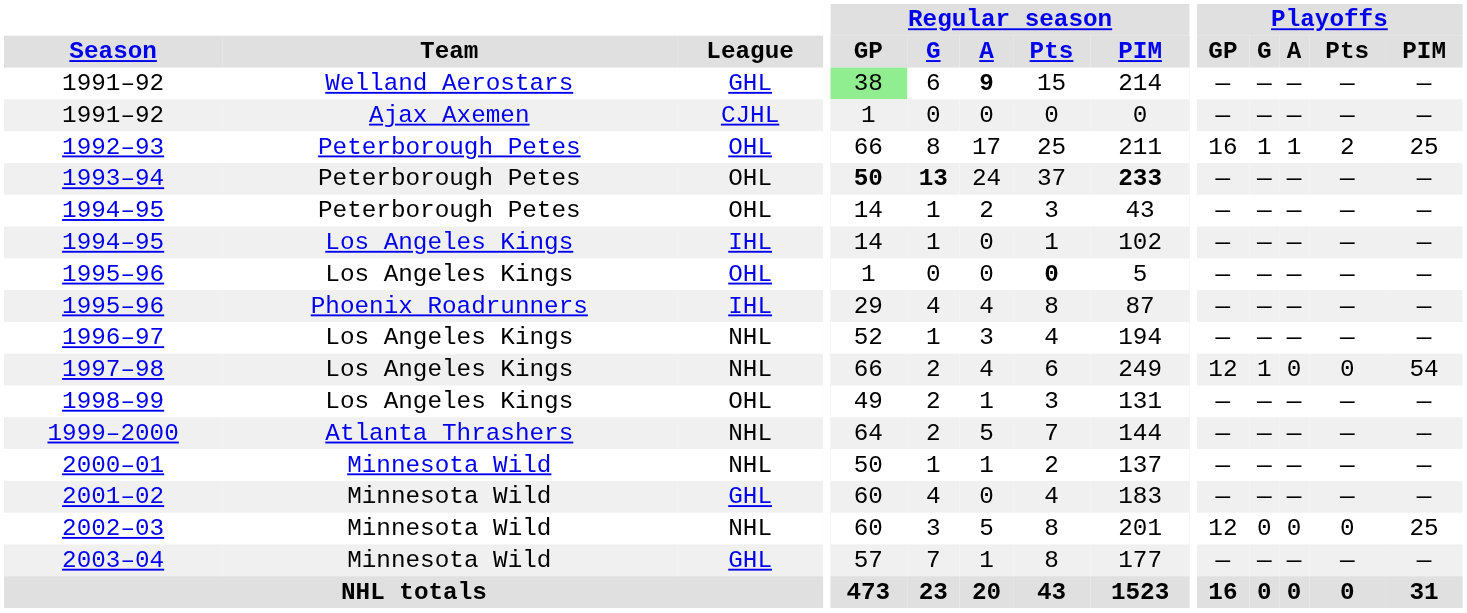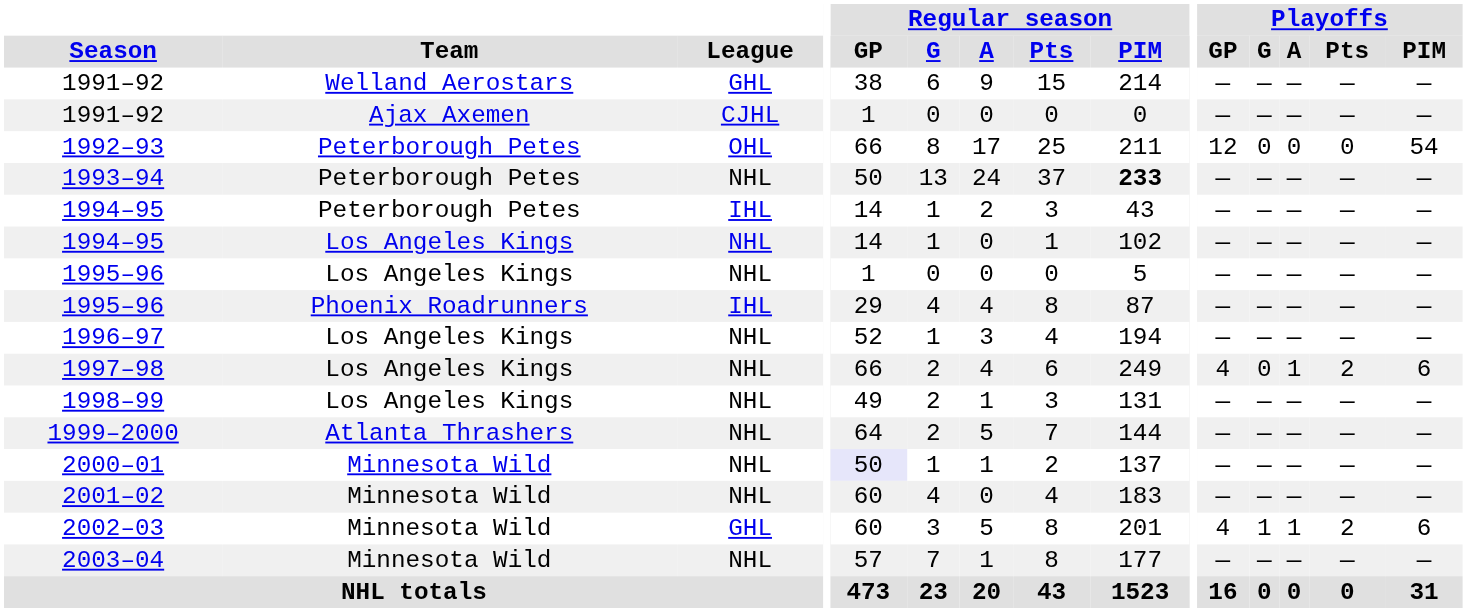(868, 83) lightgreen background -> (868, 83) no background
(986, 83) bold -> (986, 83) normal
(1223, 147) 16 -> (1223, 147) 12
(1264, 147) 1 -> (1264, 147) 0
(1294, 147) 1 -> (1294, 147) 0
(1347, 147) 2 -> (1347, 147) 0
(1424, 147) 25 -> (1424, 147) 54
(750, 179) OHL -> (750, 179) NHL
(868, 179) bold -> (868, 179) normal
(933, 179) bold -> (933, 179) normal
(750, 211) OHL -> (750, 211) IHL
(750, 242) IHL -> (750, 242) NHL
(750, 274) OHL -> (750, 274) NHL
(1051, 274) bold -> (1051, 274) normal
(1223, 370) 12 -> (1223, 370) 4
(1264, 370) 1 -> (1264, 370) 0
(1294, 370) 0 -> (1294, 370) 1
(1347, 370) 0 -> (1347, 370) 2
(1424, 370) 54 -> (1424, 370) 6
(750, 401) OHL -> (750, 401) NHL
(868, 465) no background -> (868, 465) lavender background
(750, 497) GHL -> (750, 497) NHL
(750, 529) NHL -> (750, 529) GHL
(1223, 529) 12 -> (1223, 529) 4
(1264, 529) 0 -> (1264, 529) 1
(1294, 529) 0 -> (1294, 529) 1
(1347, 529) 0 -> (1347, 529) 2
(1424, 529) 25 -> (1424, 529) 6
(750, 560) GHL -> (750, 560) NHL
